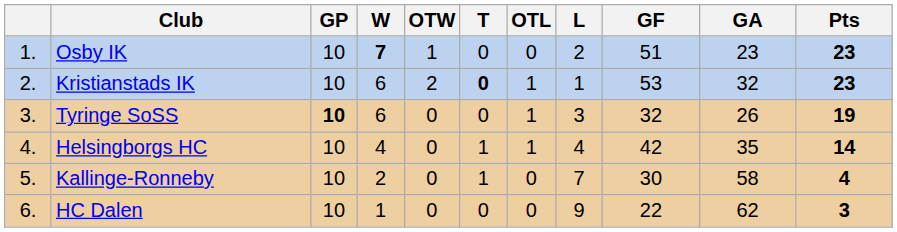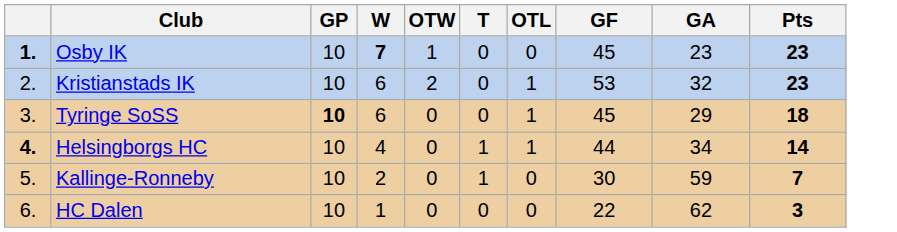- column: (579, 20)
(28, 52) normal -> (28, 52) bold
(651, 52) 51 -> (604, 52) 45
(483, 83) bold -> (483, 83) normal
(651, 115) 32 -> (604, 115) 45
(748, 115) 26 -> (701, 115) 29
(844, 115) 19 -> (798, 115) 18
(28, 147) normal -> (28, 147) bold
(651, 147) 42 -> (604, 147) 44
(748, 147) 35 -> (701, 147) 34
(748, 178) 58 -> (701, 178) 59
(844, 178) 4 -> (798, 178) 7
